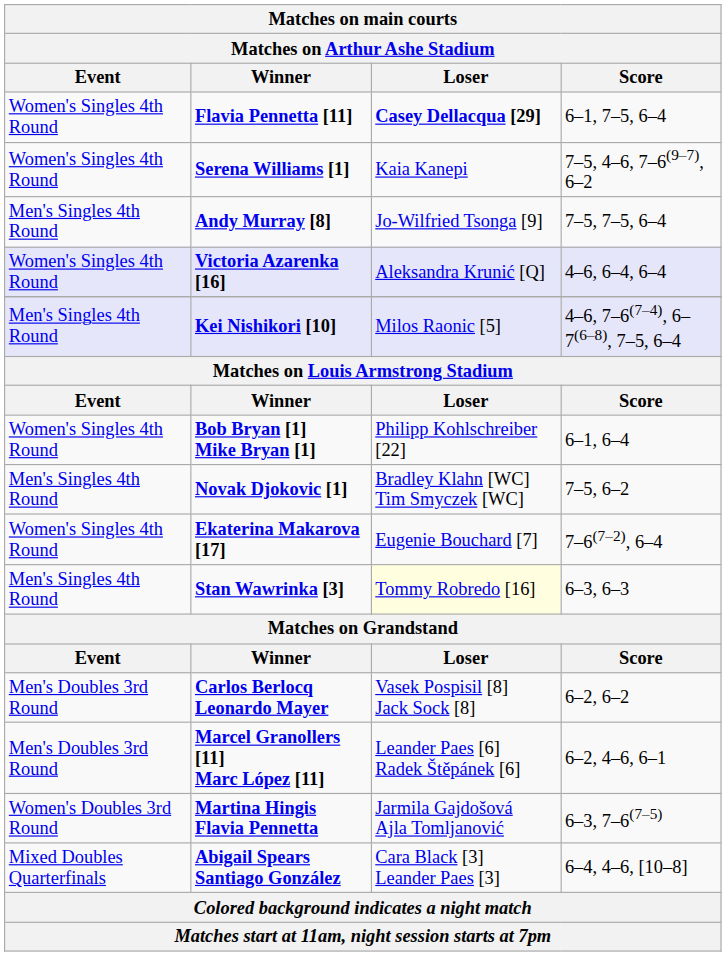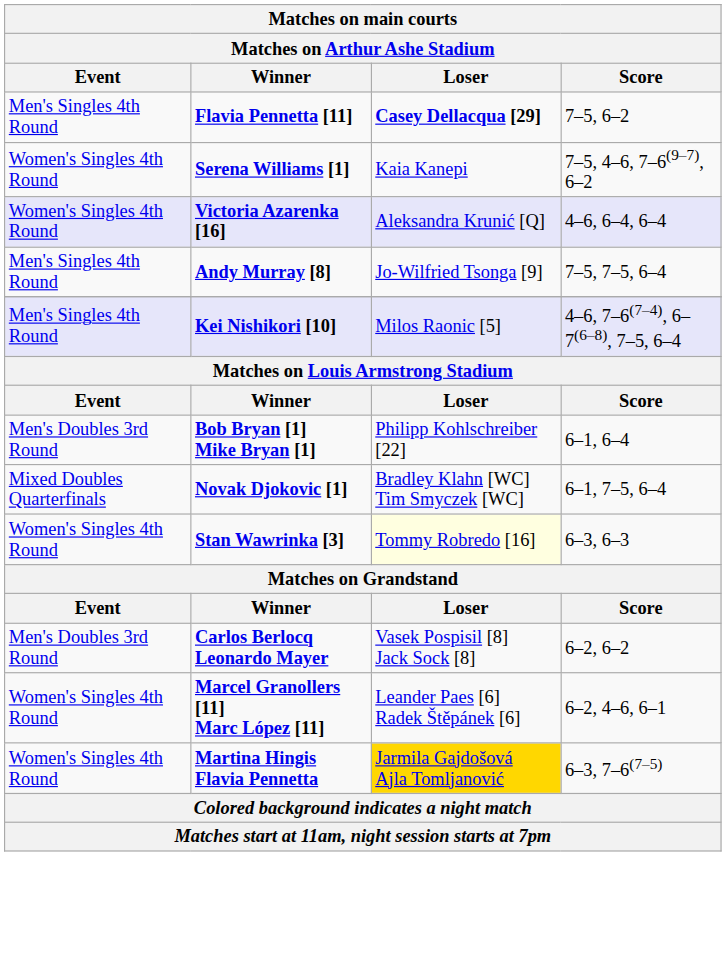(86, 116) Women's Singles 4th Round -> (74, 116) Men's Singles 4th Round
(615, 116) 6–1, 7–5, 6–4 -> (597, 116) 7–5, 6–2
rows swapped: (263, 221) <-> (267, 271)
(86, 439) Women's Singles 4th Round -> (78, 439) Men's Doubles 3rd Round
(74, 489) Men's Singles 4th Round -> (66, 489) Mixed Doubles Quarterfinals
(597, 489) 7–5, 6–2 -> (615, 489) 6–1, 7–5, 6–4
- row: (277, 539)
(74, 589) Men's Singles 4th Round -> (86, 539) Women's Singles 4th Round
(78, 757) Men's Doubles 3rd Round -> (86, 707) Women's Singles 4th Round
(90, 818) Women's Doubles 3rd Round -> (86, 768) Women's Singles 4th Round
(444, 818) no background -> (444, 768) gold background
- row: (268, 867)
